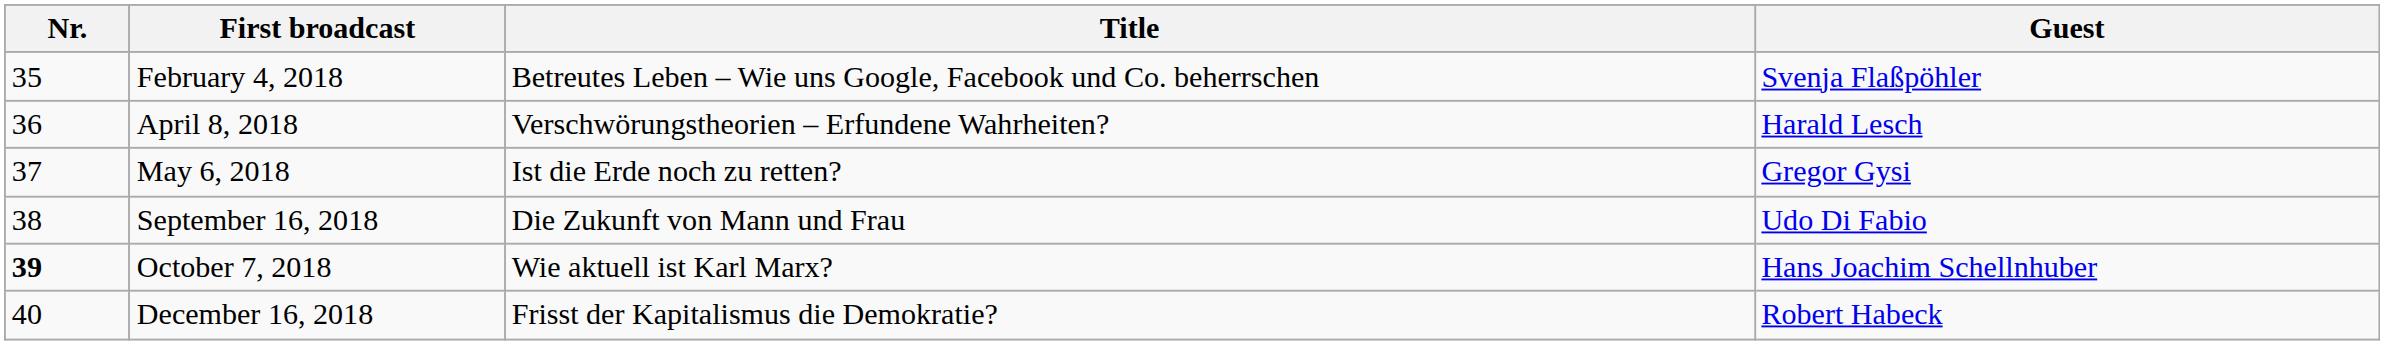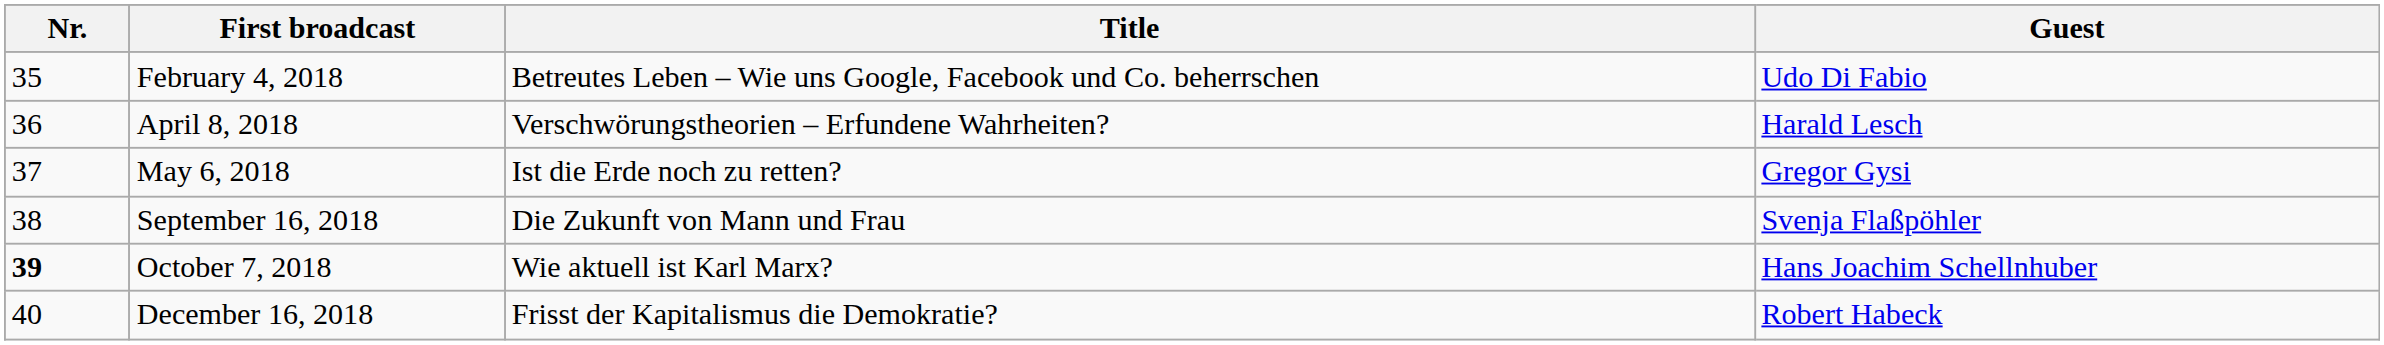(1871, 76) Svenja Flaßpöhler -> (1844, 76) Udo Di Fabio
(1844, 219) Udo Di Fabio -> (1871, 219) Svenja Flaßpöhler
